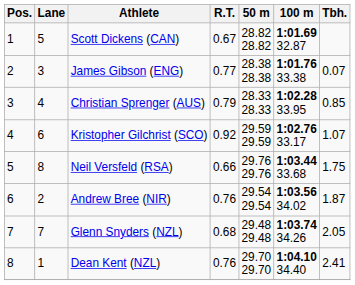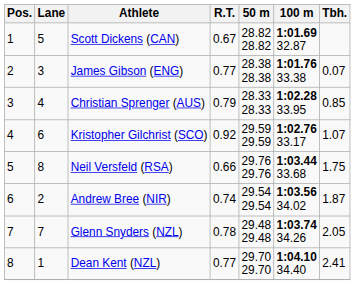(224, 199) 0.76 -> (224, 199) 0.74
(224, 231) 0.68 -> (224, 231) 0.78
(224, 264) 0.76 -> (224, 264) 0.77
